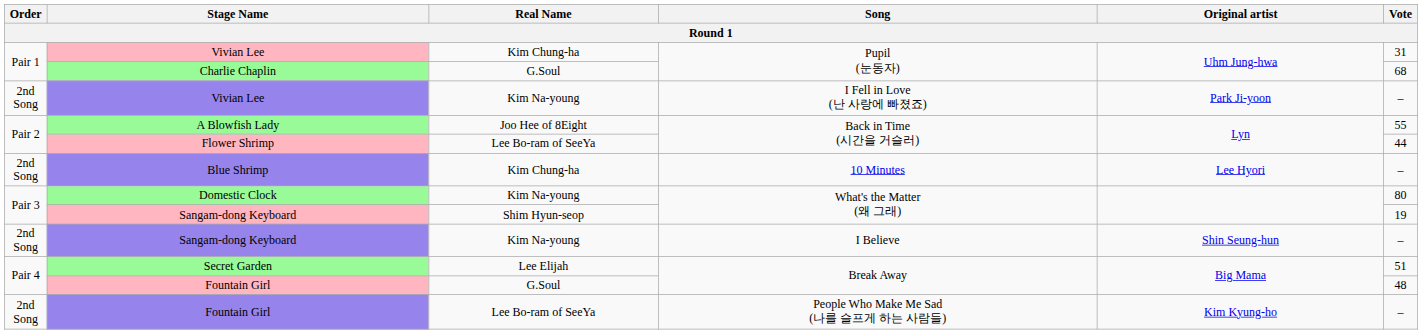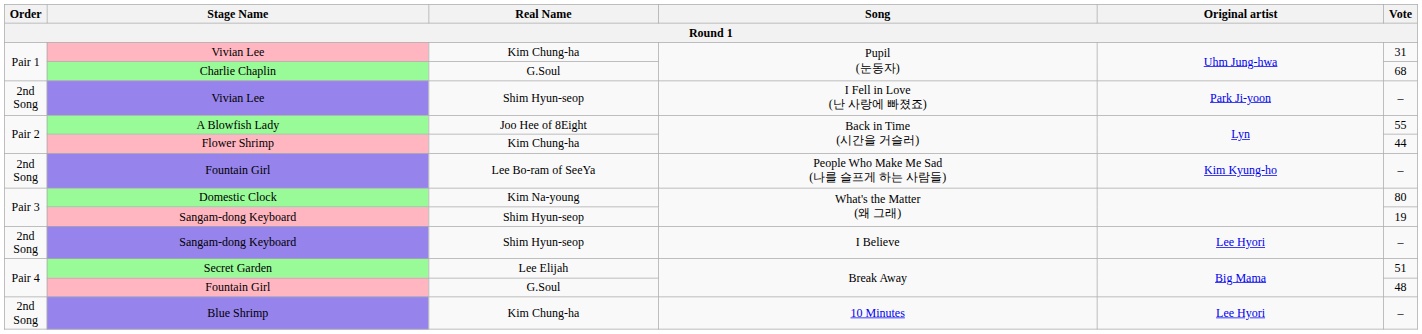(543, 98) Kim Na-young -> (543, 98) Shim Hyun-seop
(543, 143) Lee Bo-ram of SeeYa -> (543, 143) Kim Chung-ha
rows swapped: (238, 169) <-> (238, 312)
(543, 240) Kim Na-young -> (543, 242) Shim Hyun-seop
(1241, 240) Shin Seung-hun -> (1241, 242) Lee Hyori
